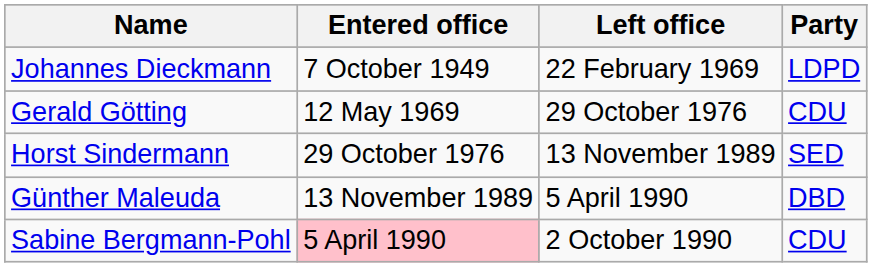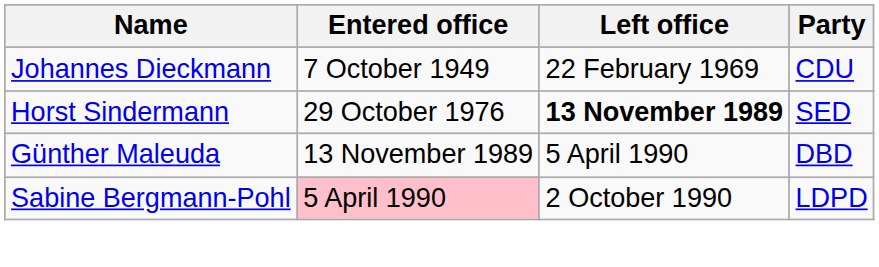(824, 68) LDPD -> (825, 68) CDU
- row: (99, 111)
(661, 154) normal -> (664, 111) bold
(817, 240) CDU -> (832, 197) LDPD
